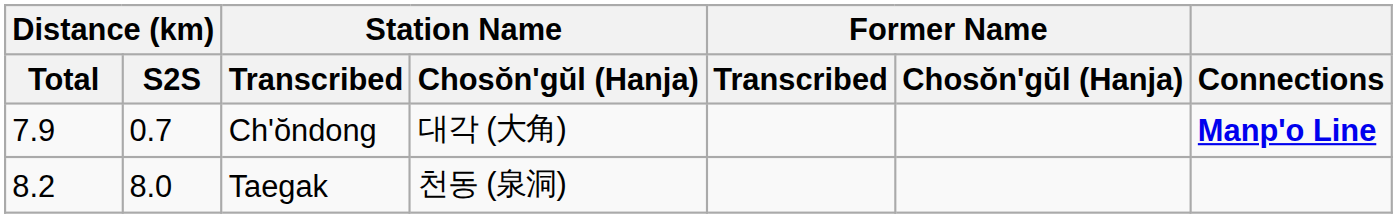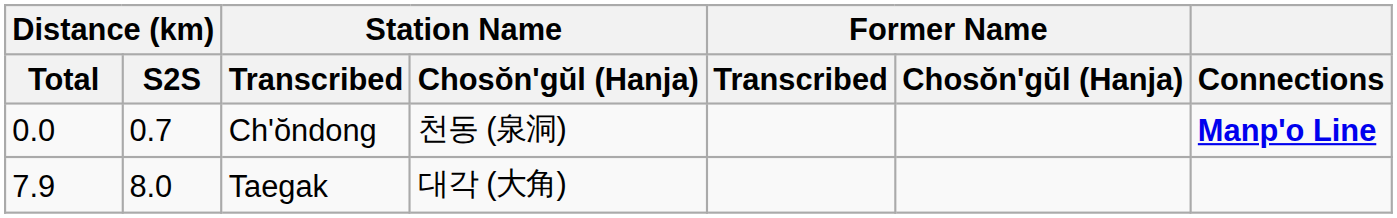(34, 130) 7.9 -> (34, 130) 0.0
(492, 129) 대각 (大角) -> (492, 129) 천동 (泉洞)
(34, 185) 8.2 -> (34, 185) 7.9
(492, 184) 천동 (泉洞) -> (492, 184) 대각 (大角)
